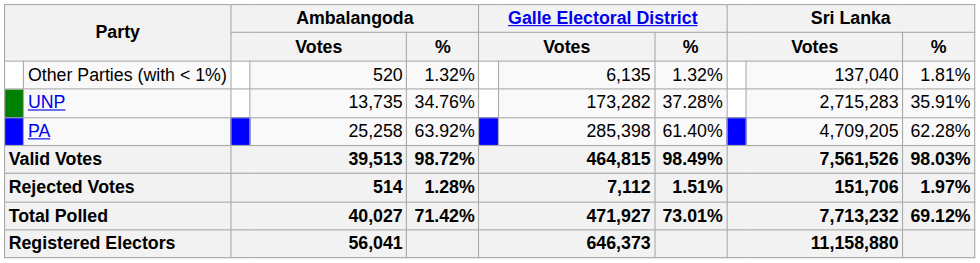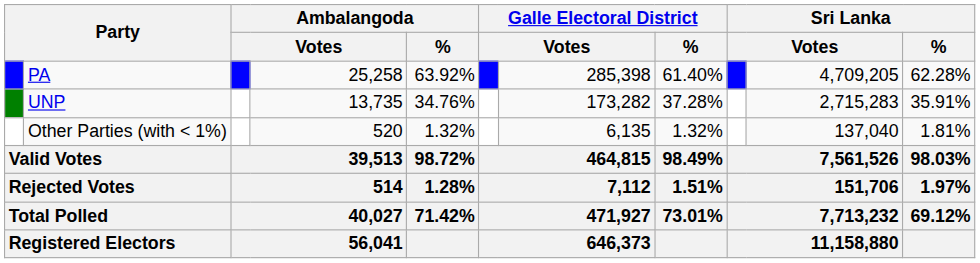rows swapped: (39, 131) <-> (127, 74)
